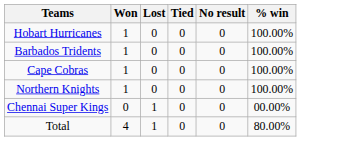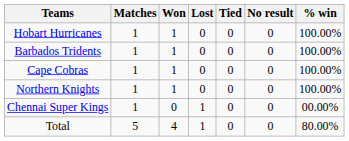+ column: (135, 13)
